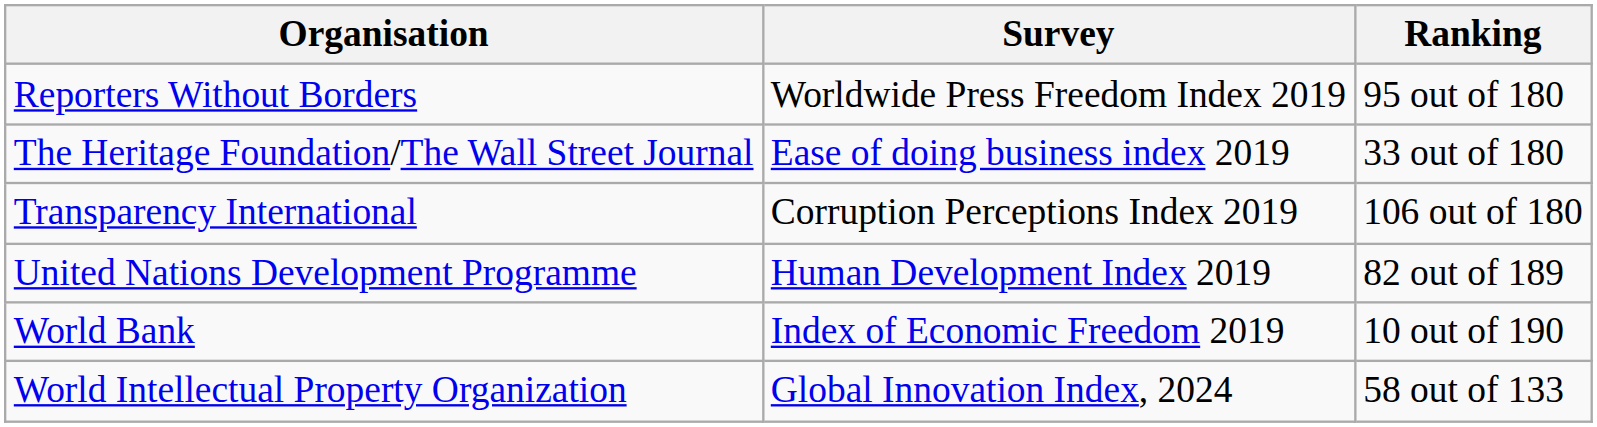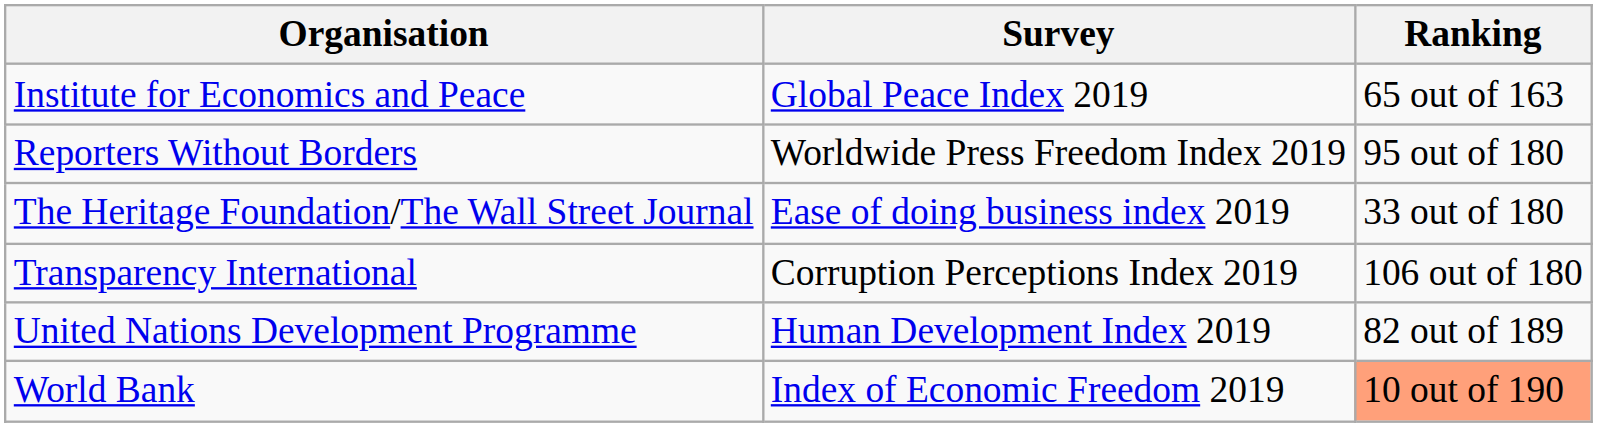+ row: (270, 93)
(1464, 331) no background -> (1464, 390) lightsalmon background
- row: (320, 390)
